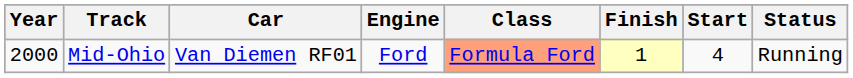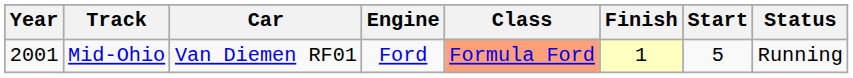(34, 56) 2000 -> (34, 56) 2001
(718, 56) 4 -> (718, 56) 5
